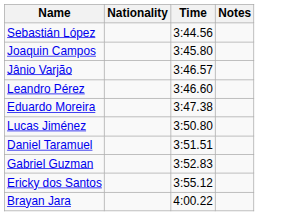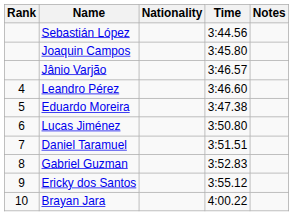+ column: (22, 13)
